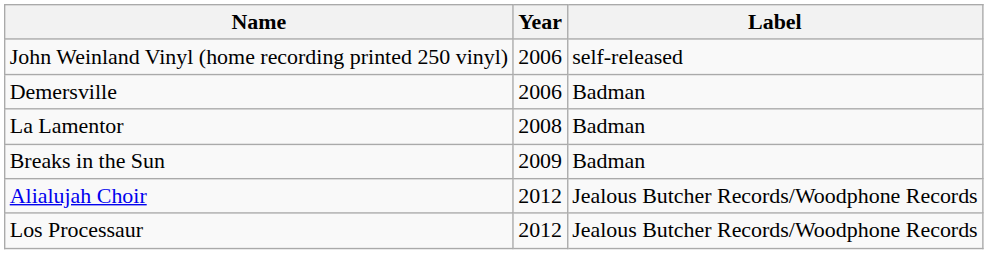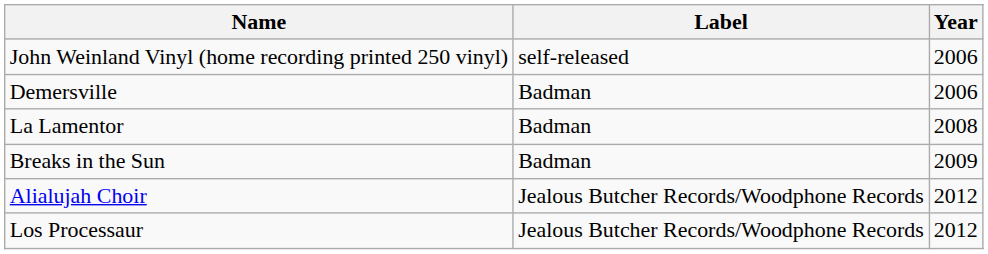columns swapped: (775, 21) <-> (540, 21)
